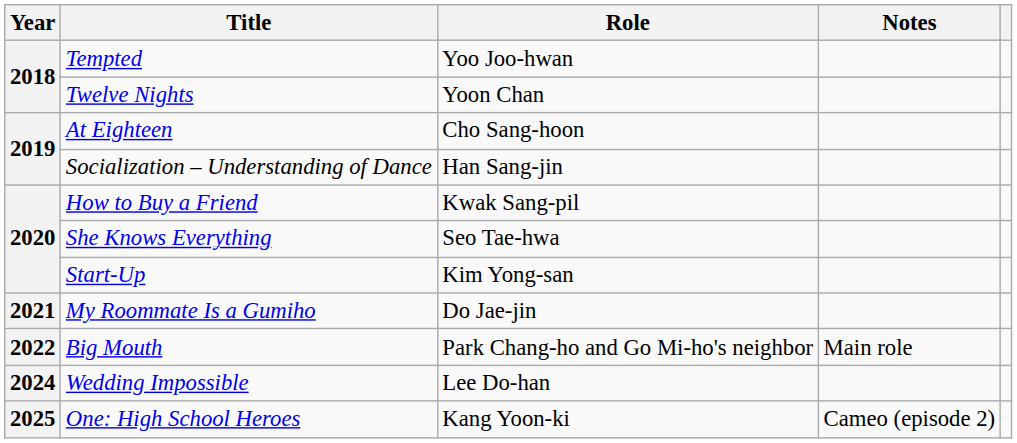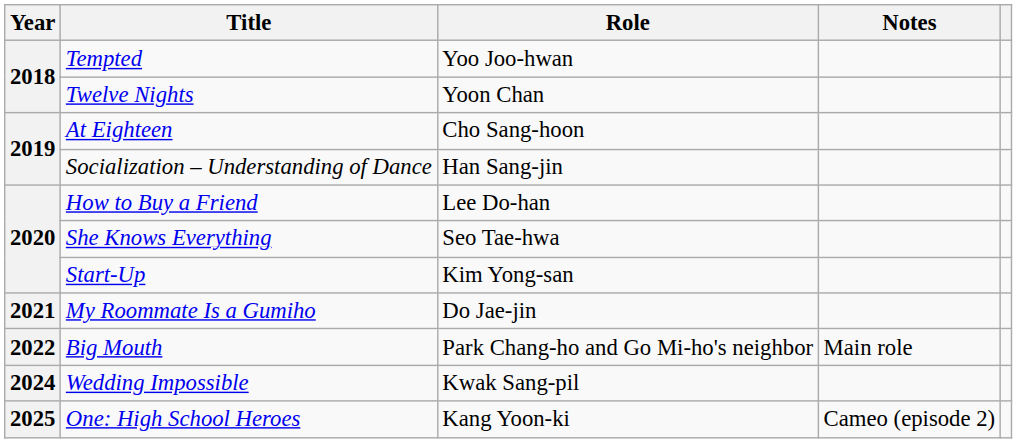(511, 202) Kwak Sang-pil -> (496, 202) Lee Do-han
(496, 382) Lee Do-han -> (511, 382) Kwak Sang-pil
